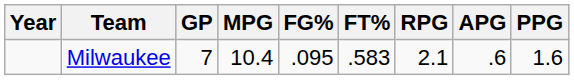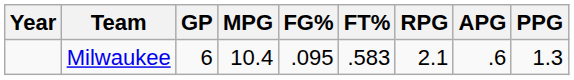(207, 57) 7 -> (207, 57) 6
(548, 57) 1.6 -> (548, 57) 1.3
